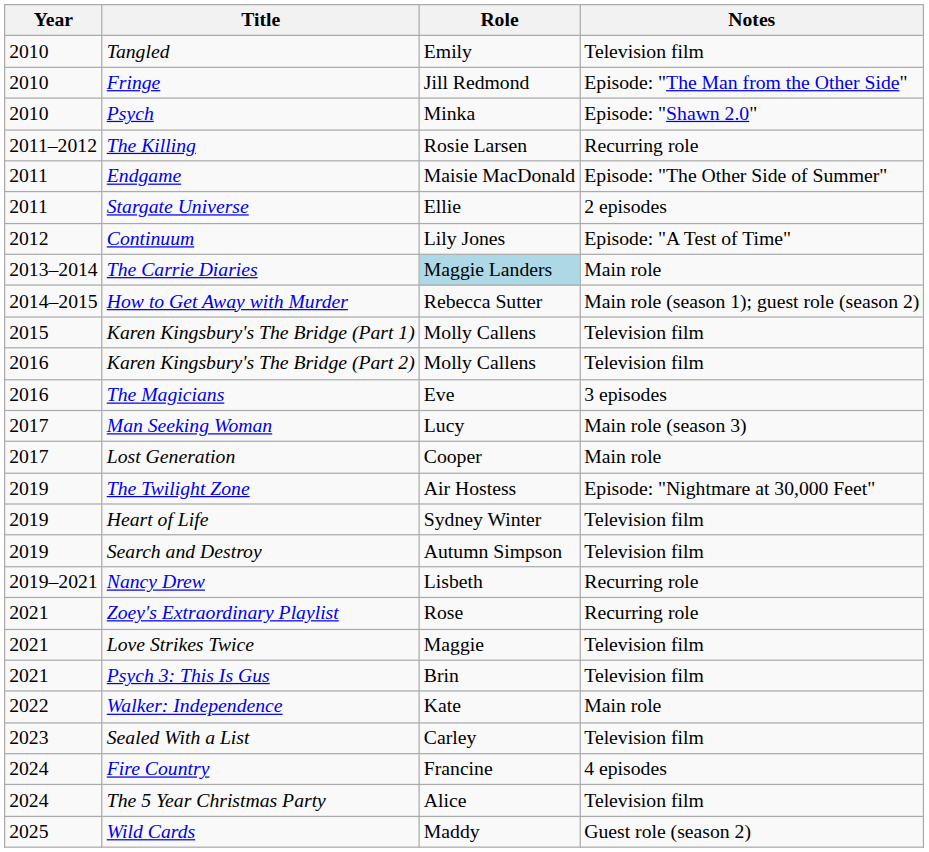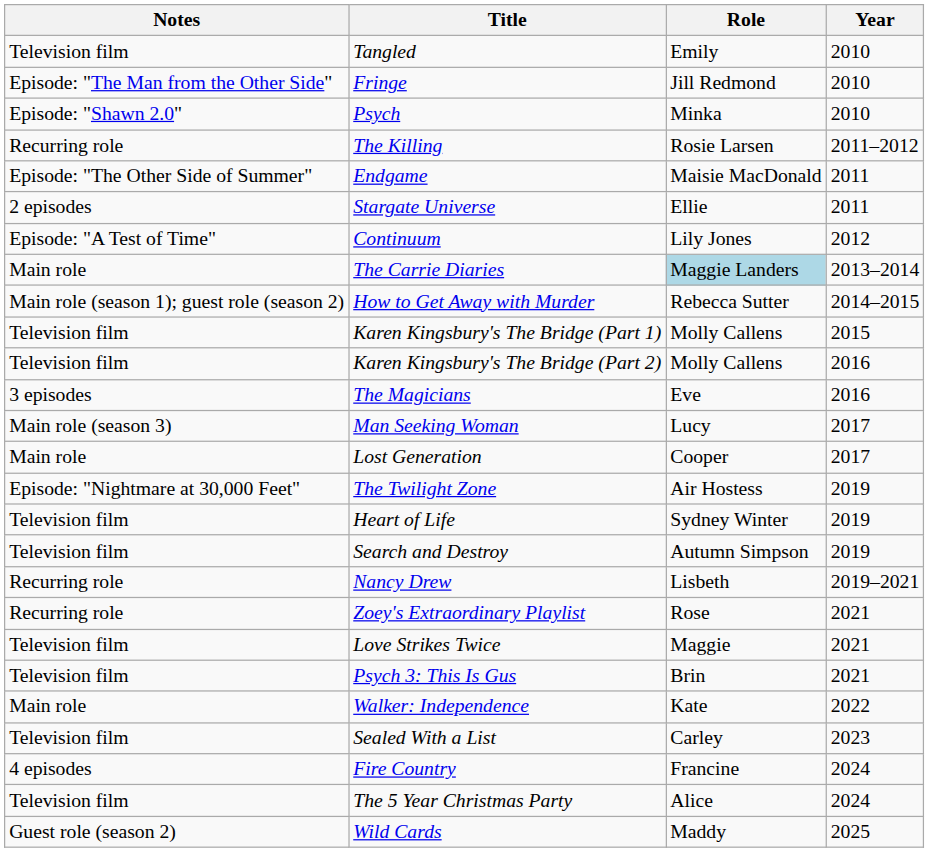columns swapped: (53, 20) <-> (752, 20)
